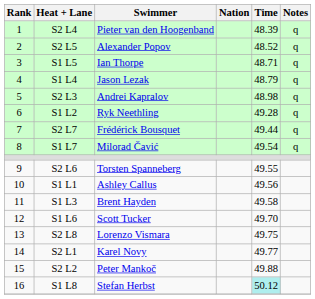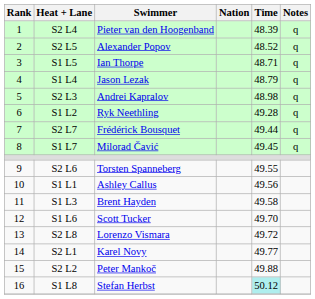(266, 146) 49.54 -> (266, 146) 49.45
(266, 235) 49.75 -> (266, 235) 49.72
